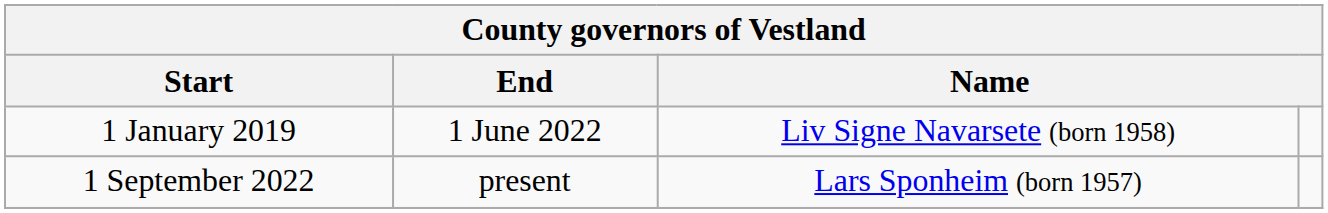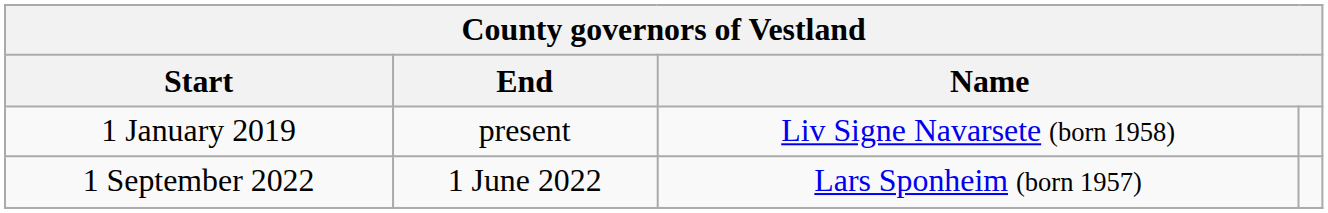(525, 130) 1 June 2022 -> (525, 130) present
(525, 181) present -> (525, 181) 1 June 2022
